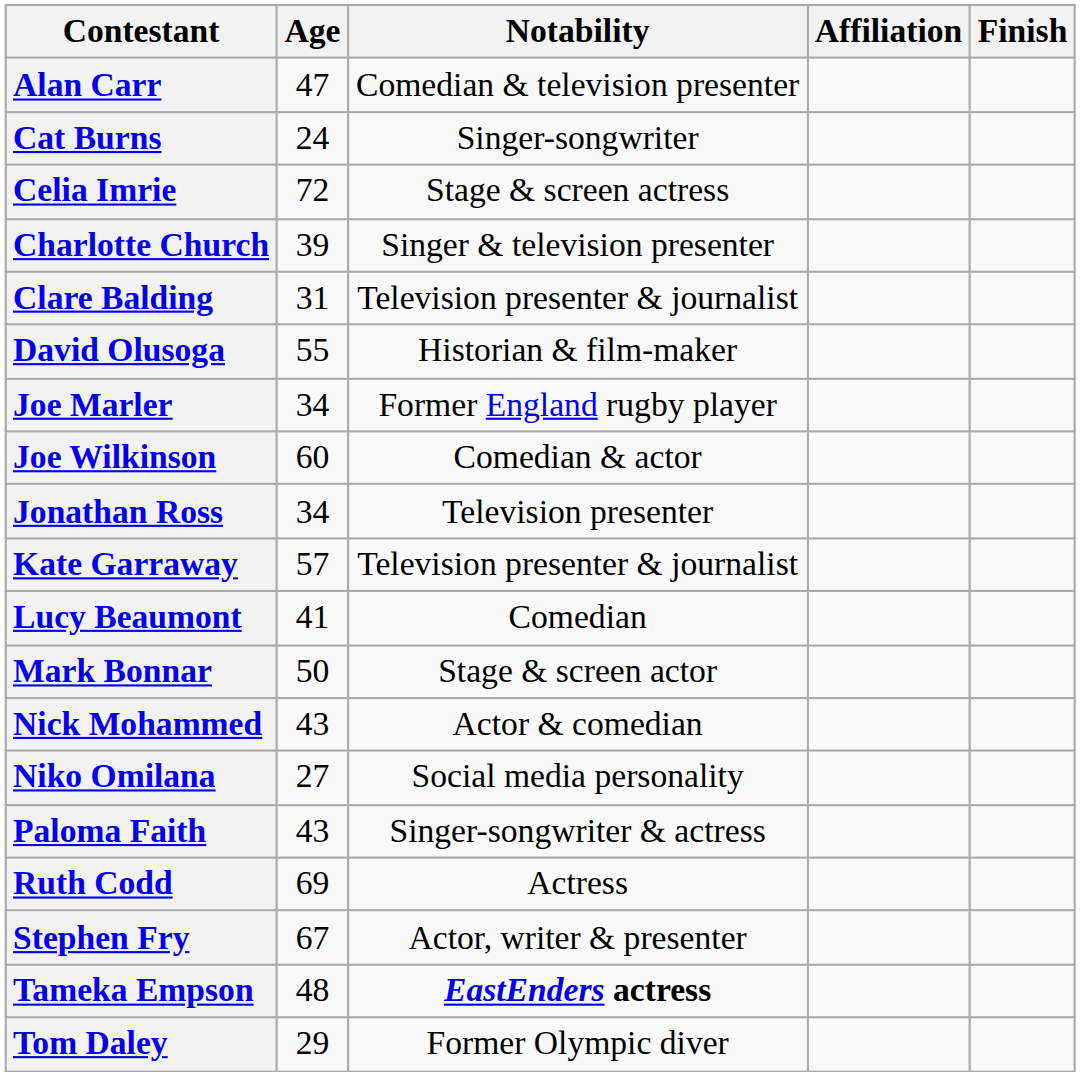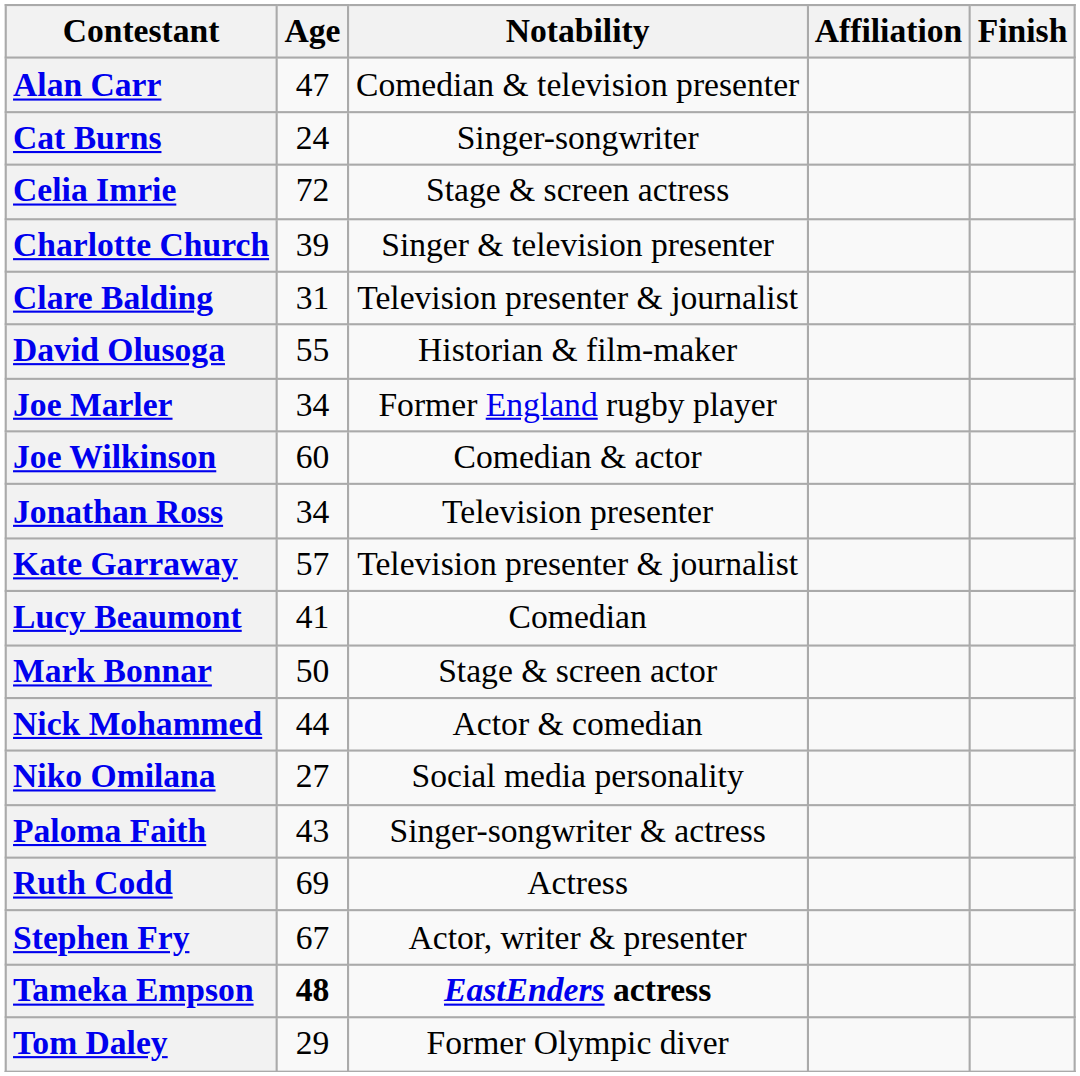(313, 723) 43 -> (313, 723) 44
(313, 990) normal -> (313, 990) bold
